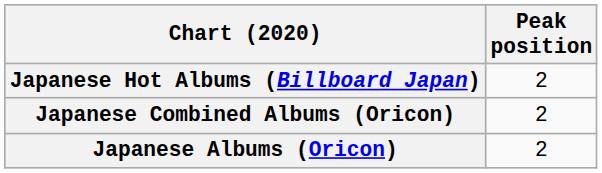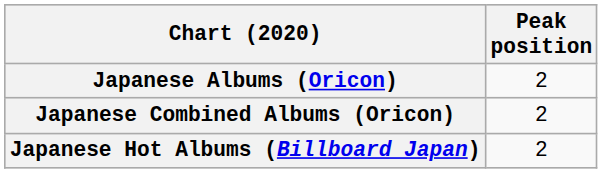rows swapped: (245, 150) <-> (245, 81)
